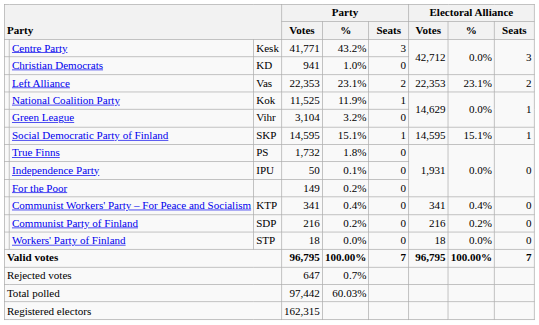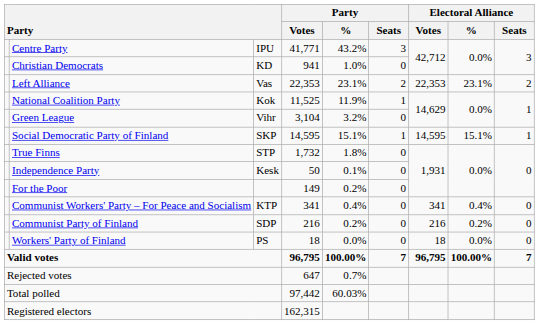(268, 48) Kesk -> (265, 48) IPU
(262, 153) PS -> (266, 153) STP
(265, 170) IPU -> (268, 170) Kesk
(266, 240) STP -> (262, 240) PS
